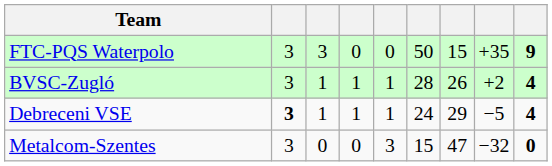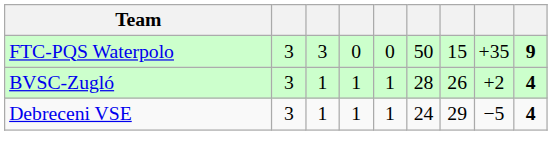(289, 113) bold -> (289, 113) normal
- row: (82, 144)
